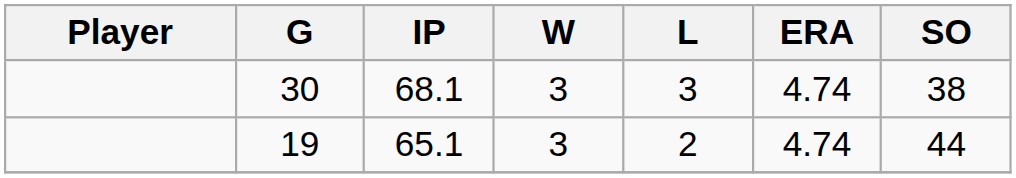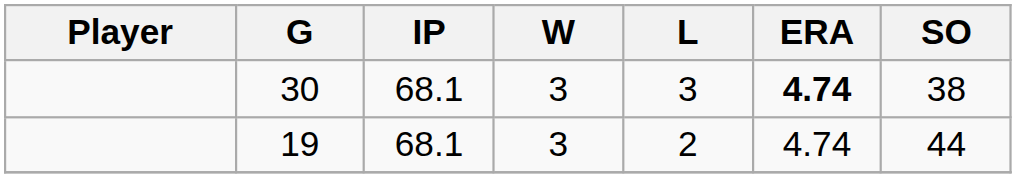(817, 88) normal -> (817, 88) bold
(429, 144) 65.1 -> (429, 144) 68.1
